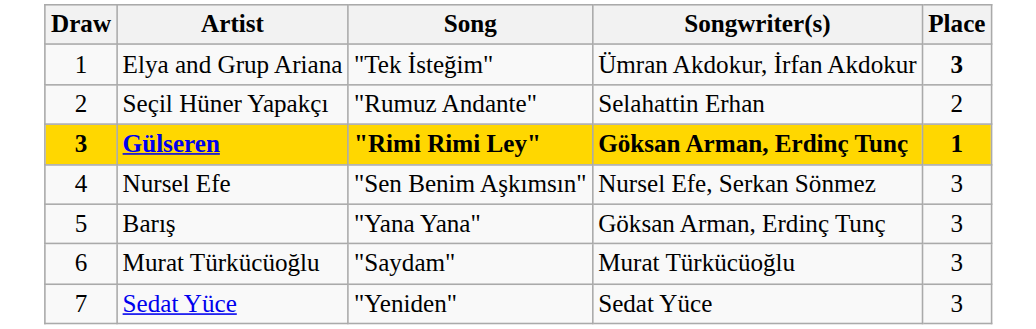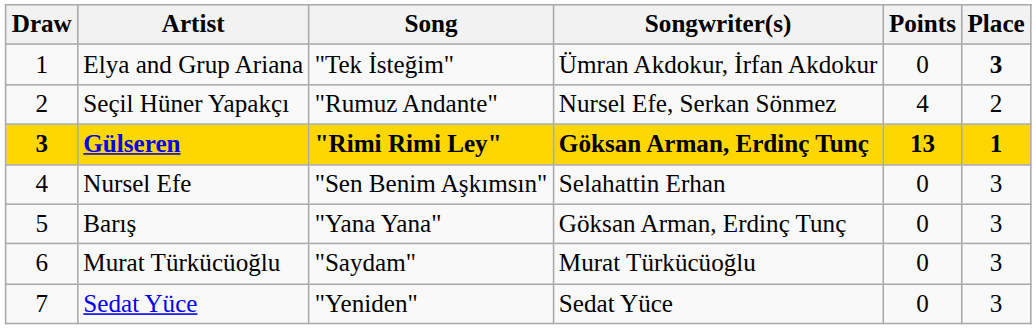+ column: (922, 24)
(682, 104) Selahattin Erhan -> (698, 104) Nursel Efe, Serkan Sönmez
(737, 183) Nursel Efe, Serkan Sönmez -> (642, 183) Selahattin Erhan
